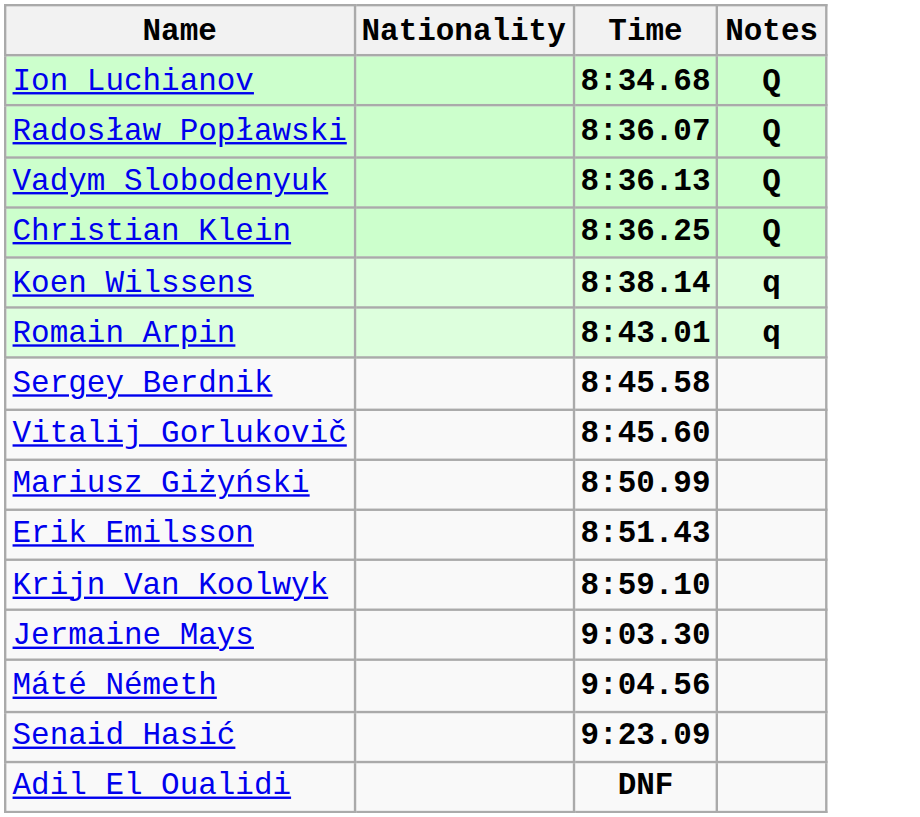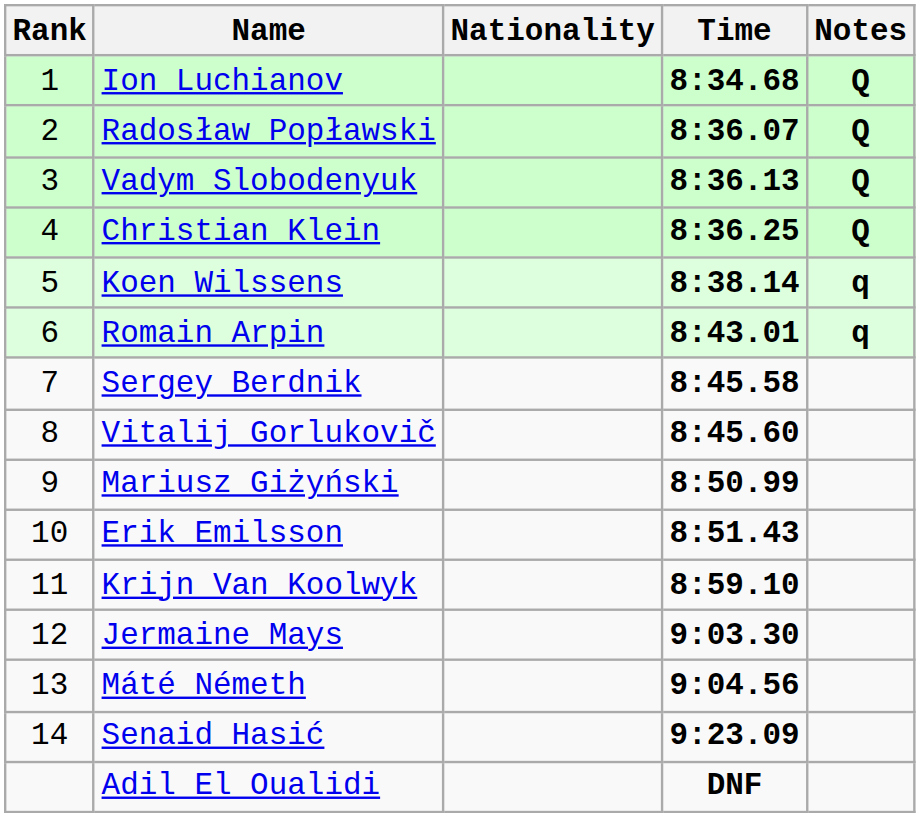+ column: (50, 30)
